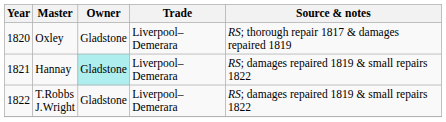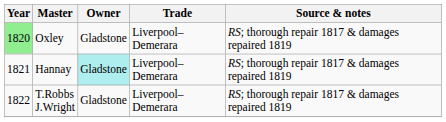(19, 38) no background -> (19, 38) lightgreen background
(328, 69) RS; damages repaired 1819 & small repairs 1822 -> (313, 69) RS; thorough repair 1817 & damages repaired 1819
(328, 100) RS; damages repaired 1819 & small repairs 1822 -> (313, 100) RS; thorough repair 1817 & damages repaired 1819
